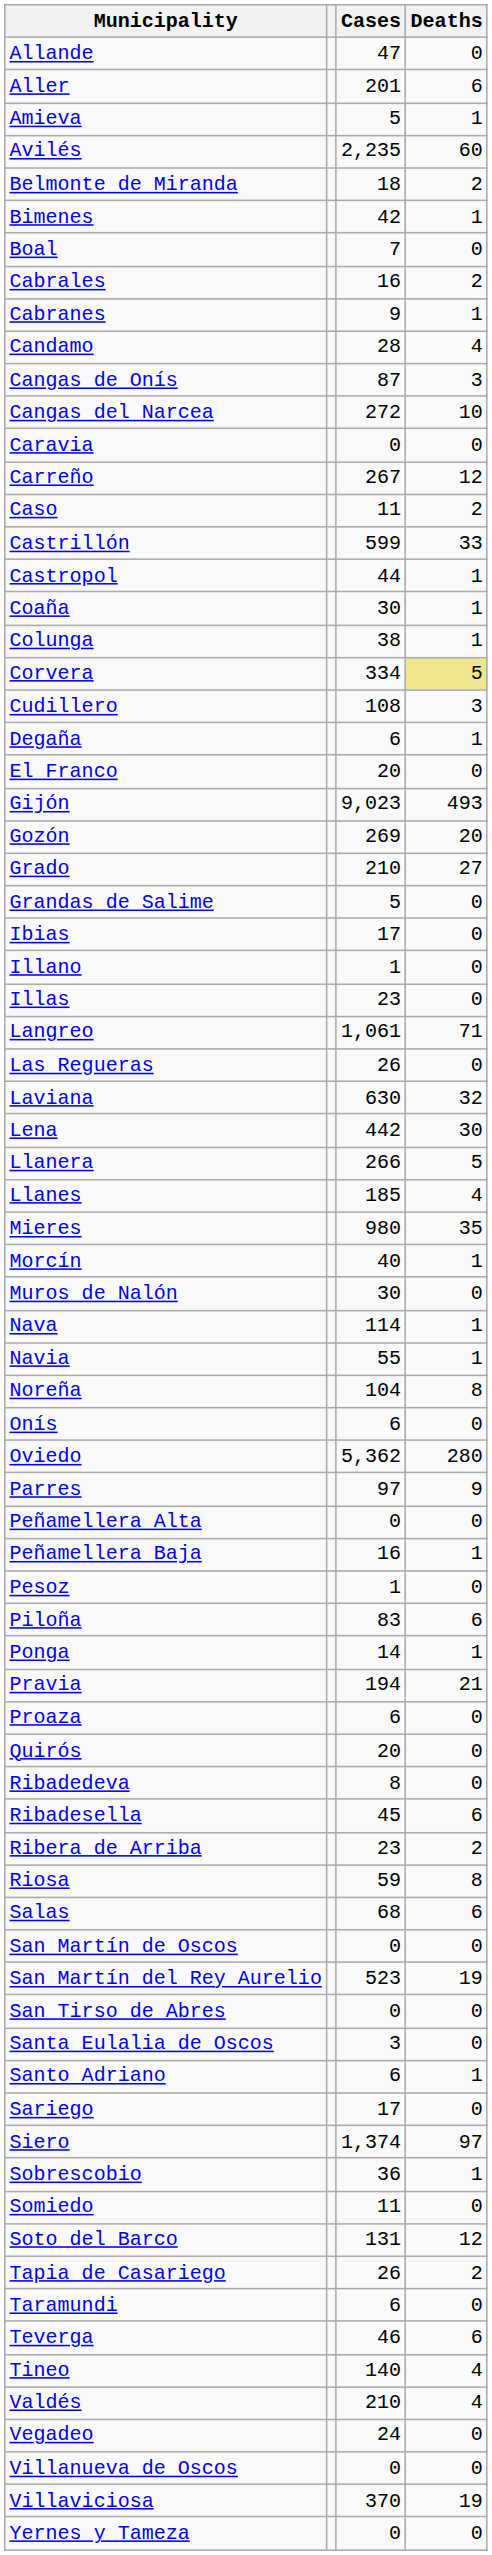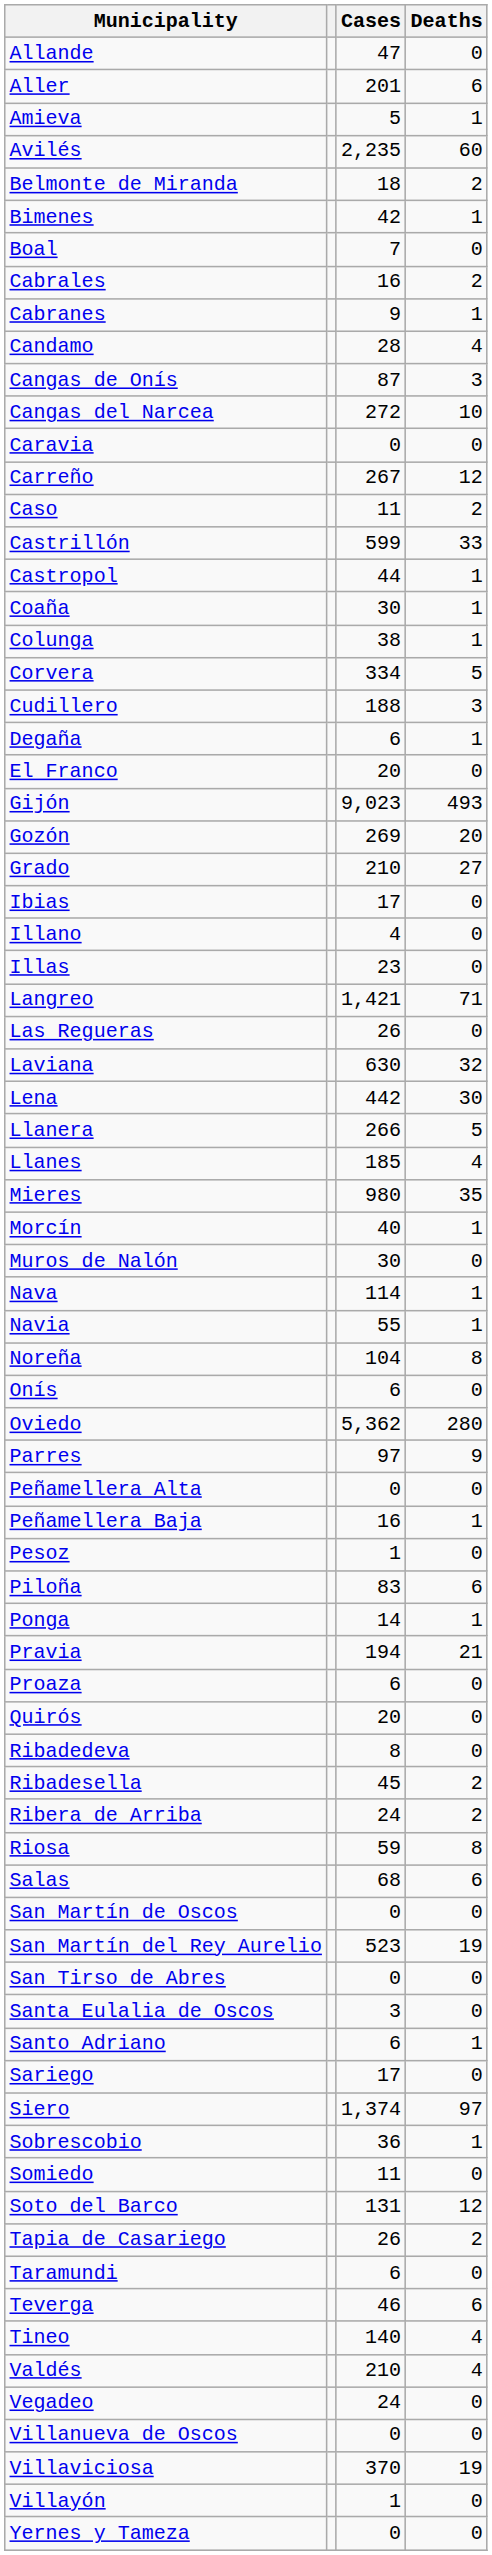(477, 674) khaki background -> (477, 674) no background
(383, 706) 108 -> (383, 706) 188
- row: (112, 902)
(395, 967) 1 -> (395, 935) 4
(371, 1033) 1,061 -> (371, 1000) 1,421
(477, 1816) 6 -> (477, 1783) 2
(389, 1848) 23 -> (389, 1816) 24
+ row: (58, 2501)
